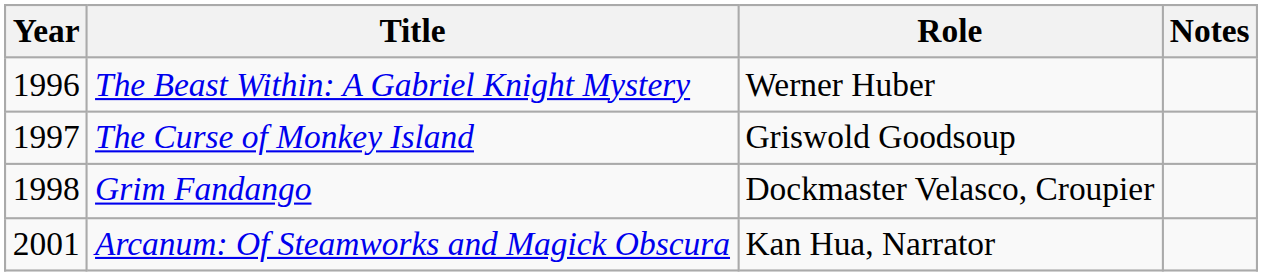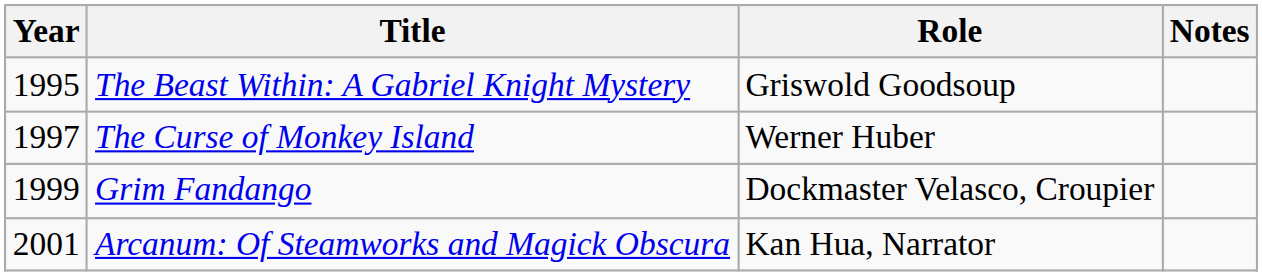(46, 84) 1996 -> (46, 84) 1995
(840, 84) Werner Huber -> (881, 84) Griswold Goodsoup
(881, 137) Griswold Goodsoup -> (840, 137) Werner Huber
(46, 190) 1998 -> (46, 190) 1999
